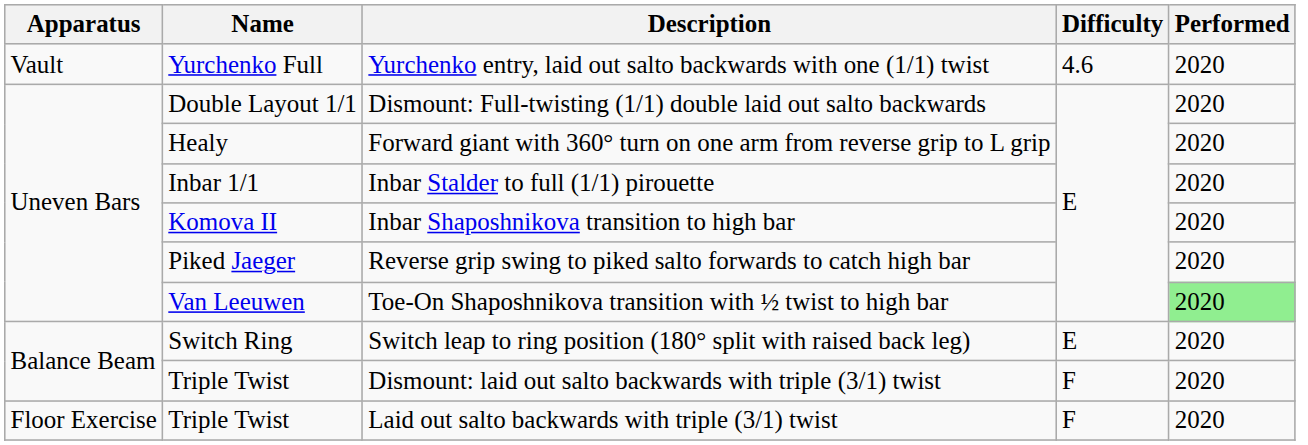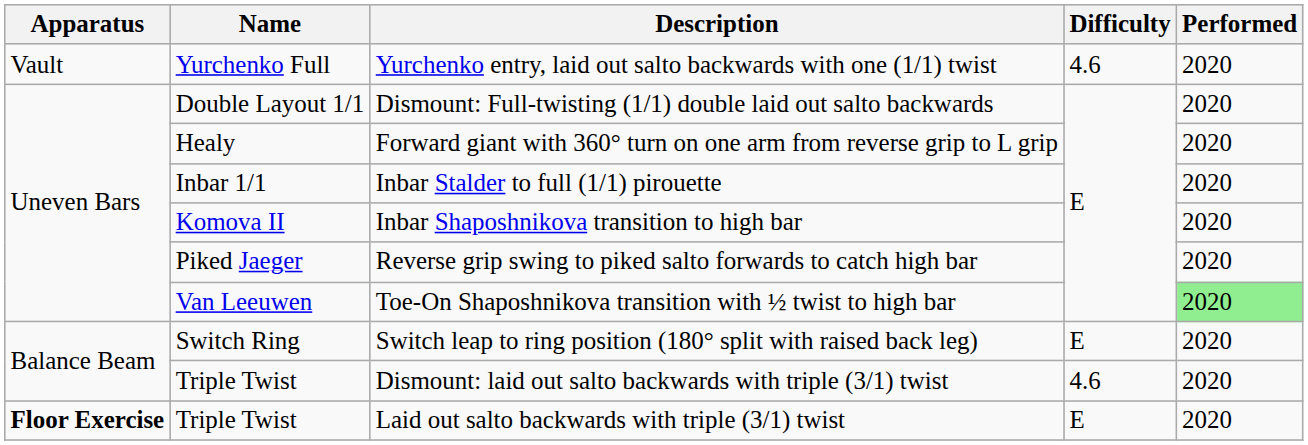(1069, 380) F -> (1085, 380) 4.6
(84, 420) normal -> (87, 420) bold
(1069, 420) F -> (1077, 420) E
